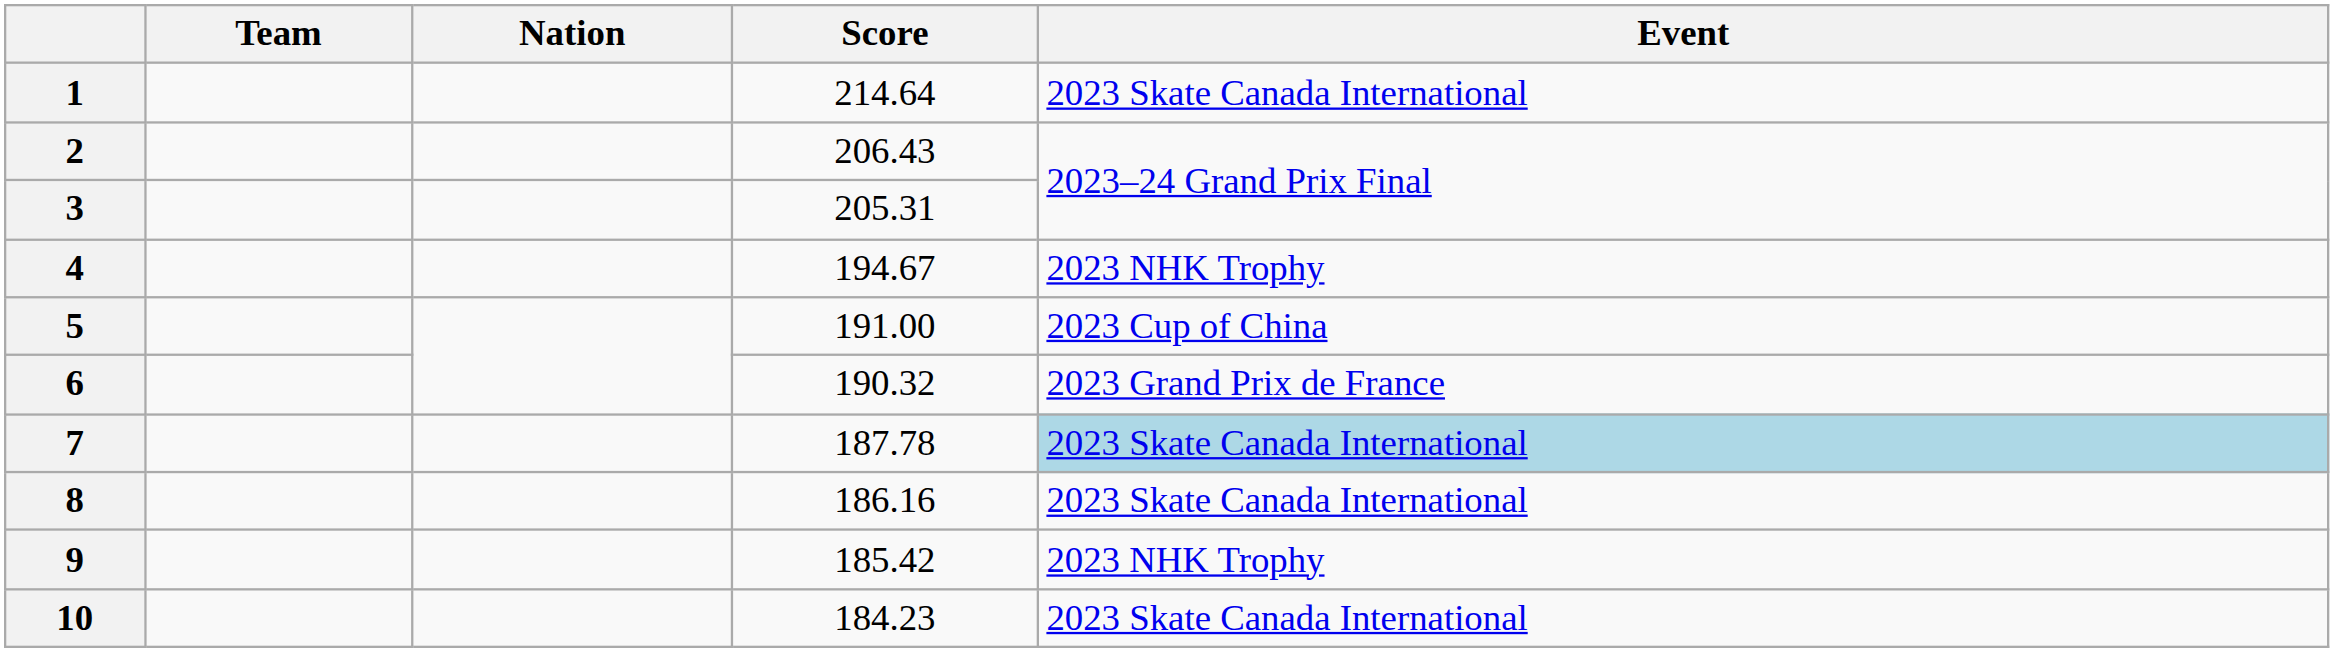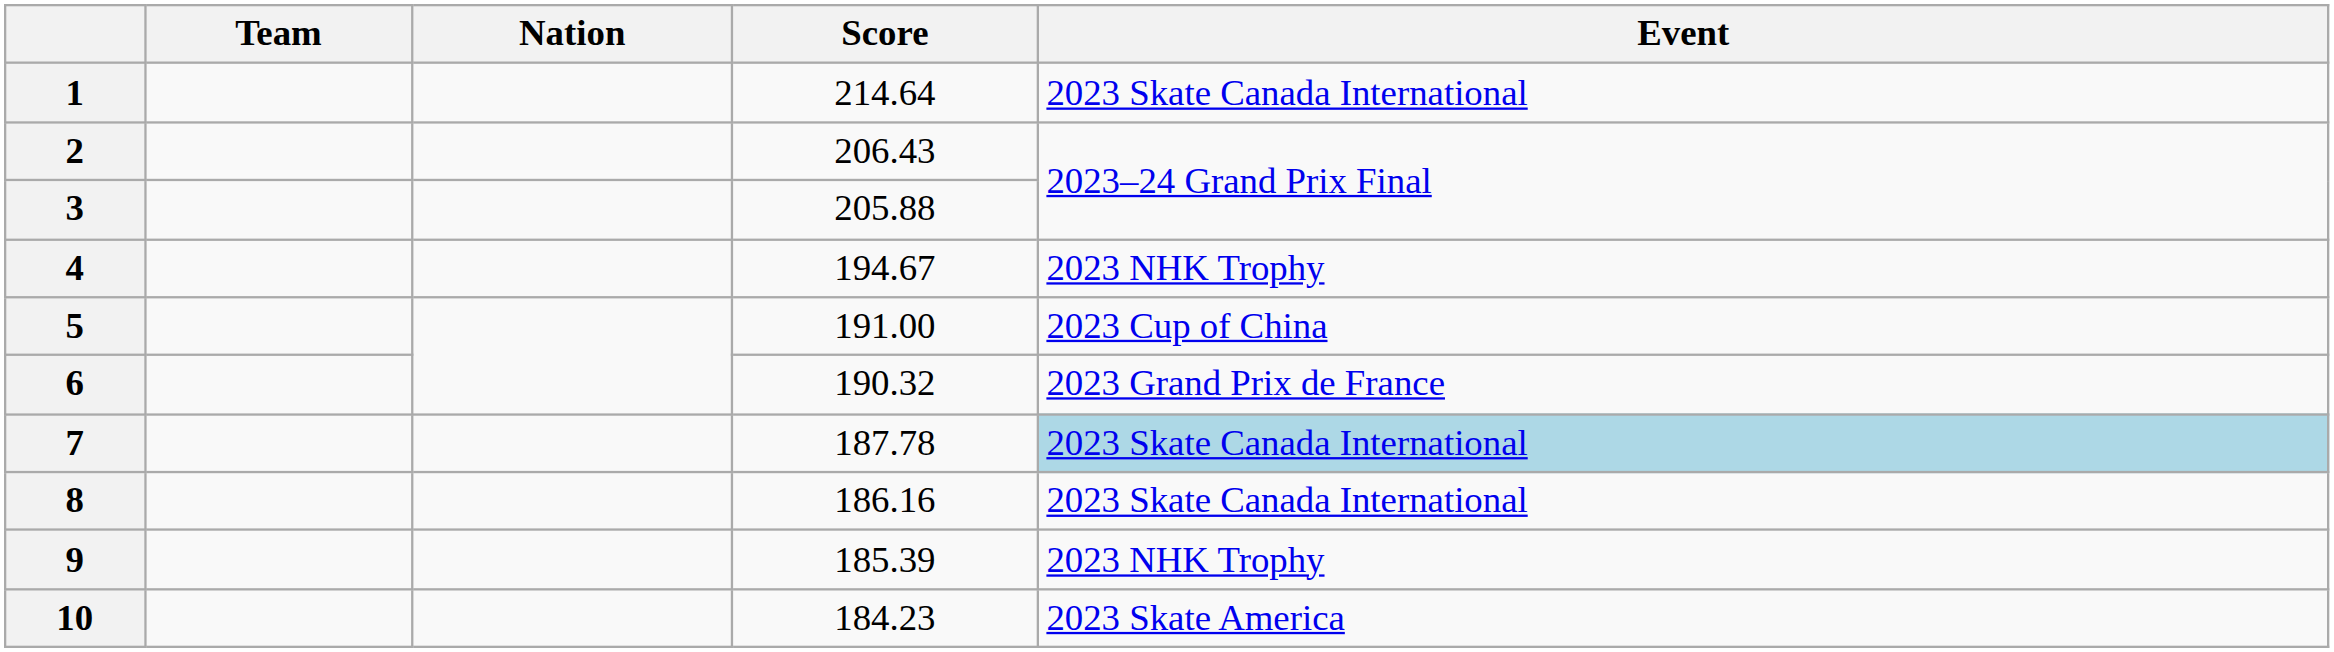(885, 208) 205.31 -> (885, 208) 205.88
(885, 558) 185.42 -> (885, 558) 185.39
(1287, 617) 2023 Skate Canada International -> (1196, 617) 2023 Skate America
